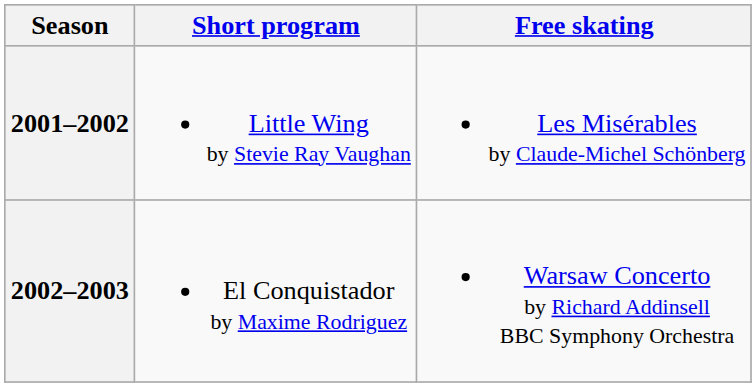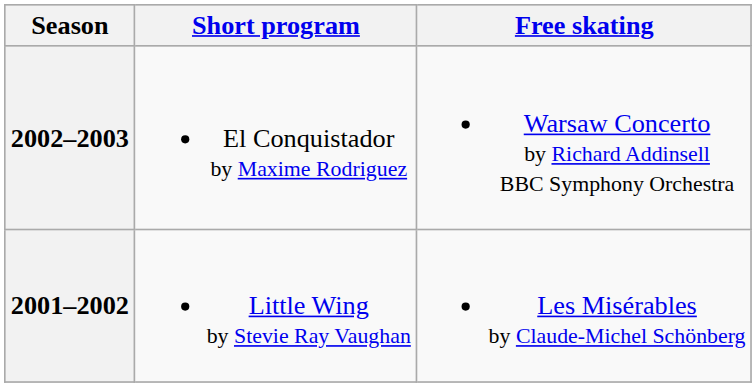rows swapped: (70, 290) <-> (70, 122)
